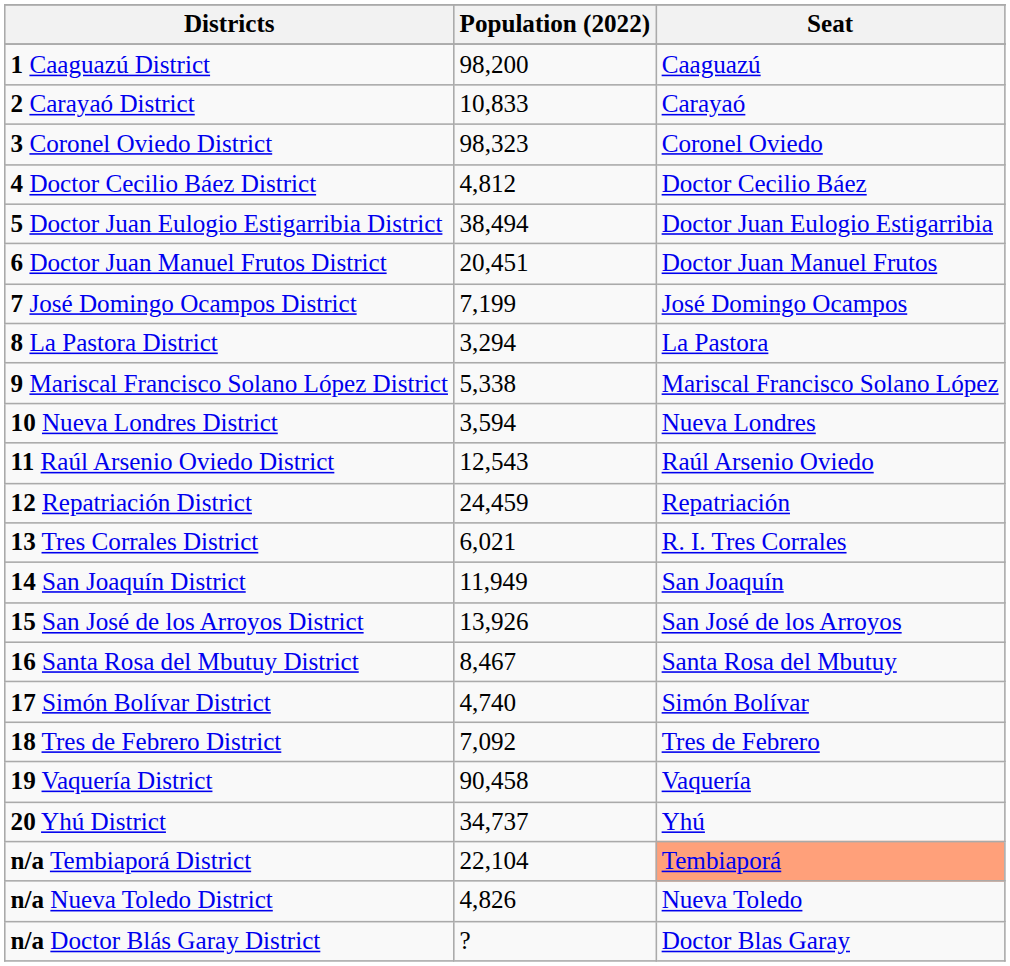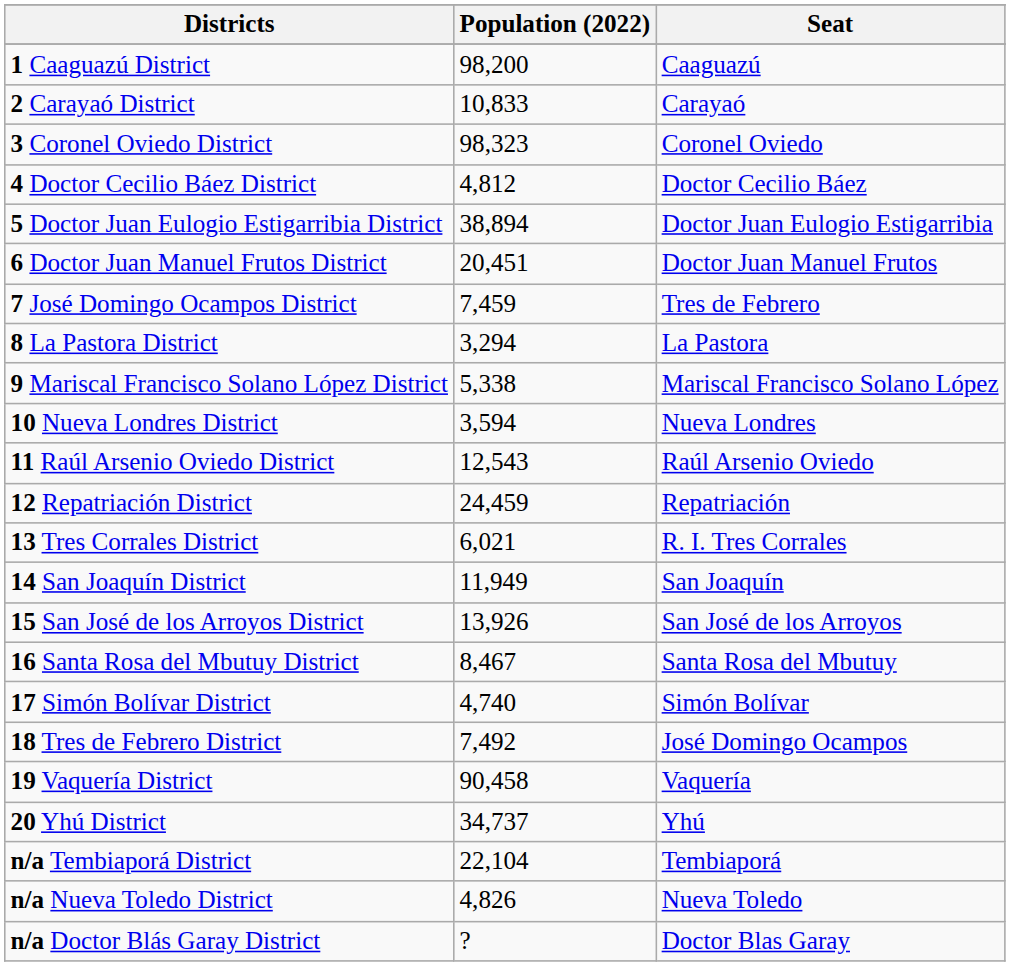(494, 223) 38,494 -> (494, 223) 38,894
(488, 303) 7,199 -> (488, 303) 7,459
(784, 303) José Domingo Ocampos -> (741, 303) Tres de Febrero
(488, 741) 7,092 -> (488, 741) 7,492
(741, 741) Tres de Febrero -> (784, 741) José Domingo Ocampos
(721, 861) lightsalmon background -> (721, 861) no background
